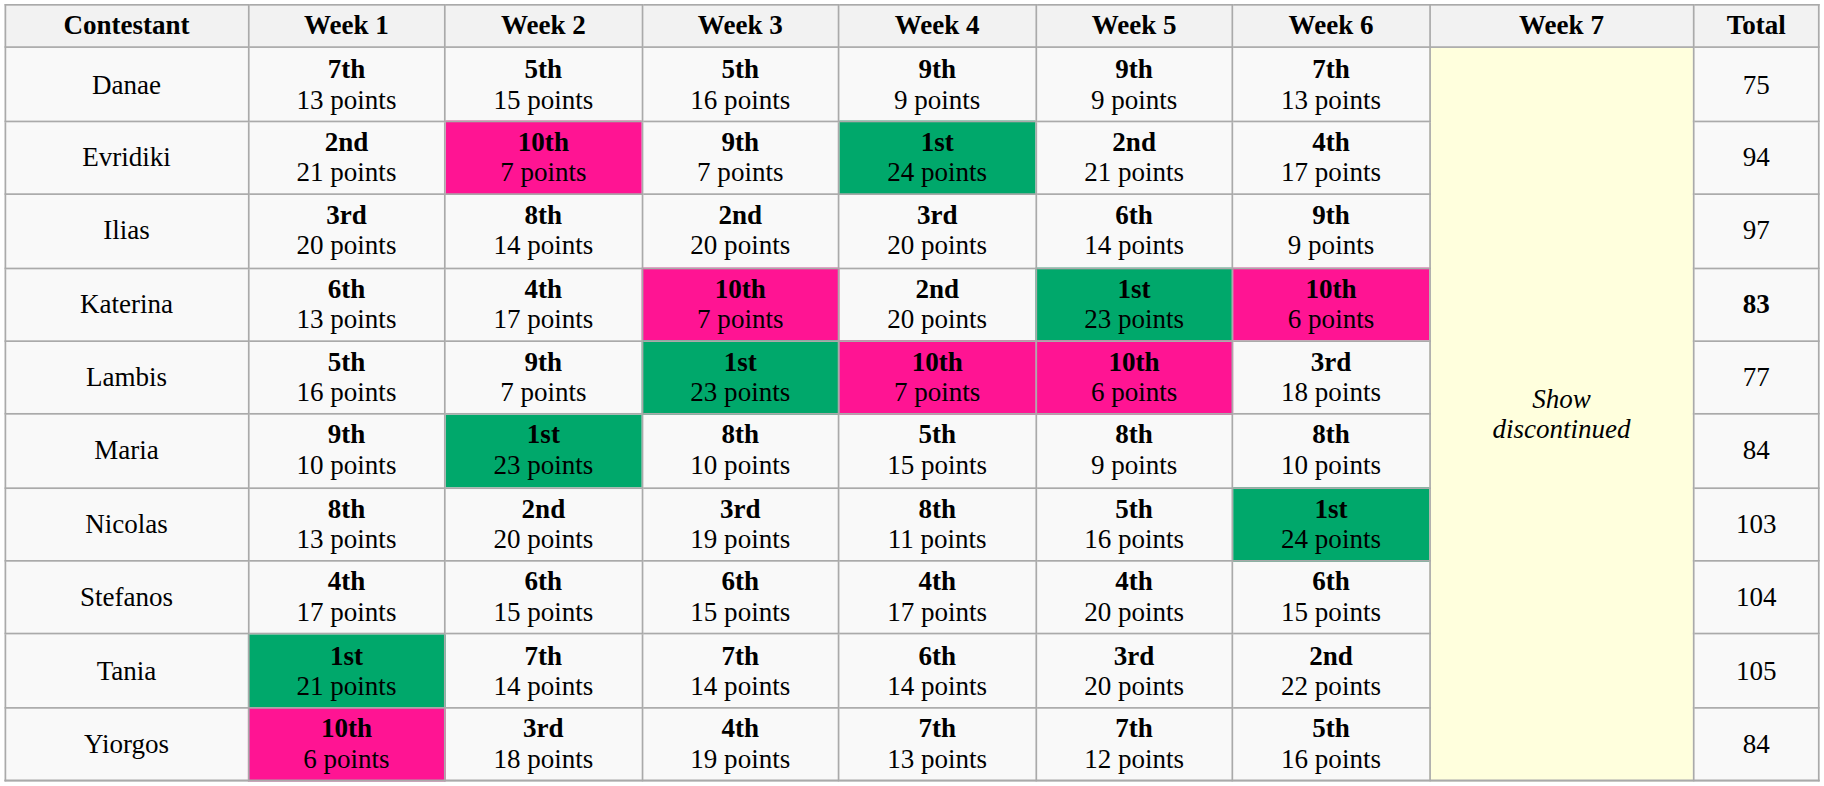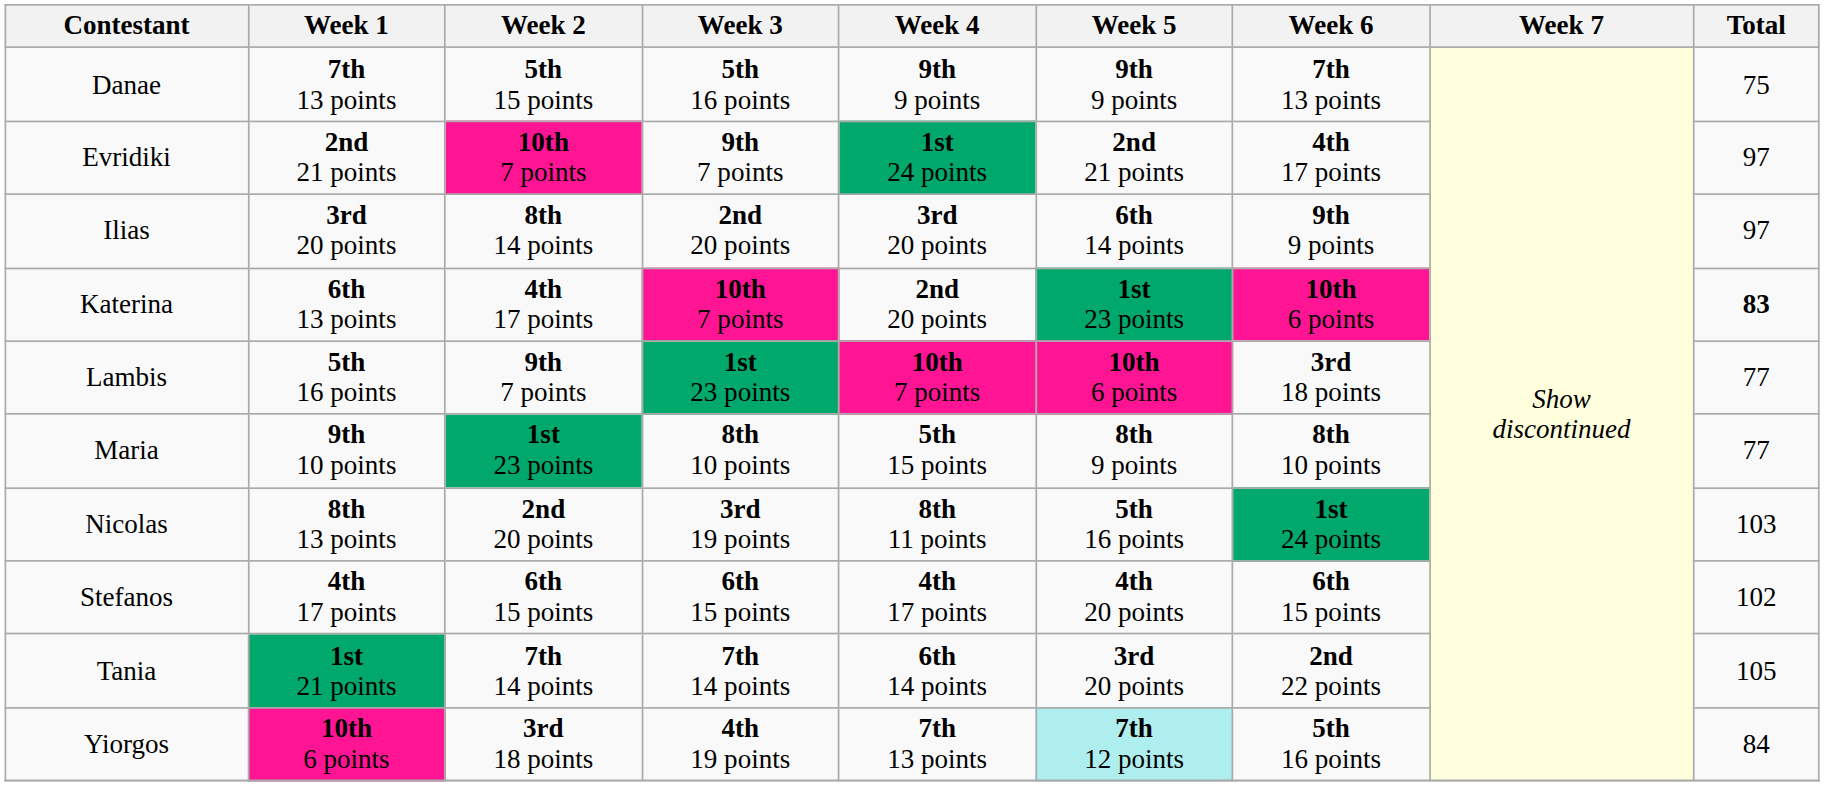(1756, 157) 94 -> (1756, 157) 97
(1756, 450) 84 -> (1756, 450) 77
(1756, 597) 104 -> (1756, 597) 102
(1134, 743) no background -> (1134, 743) paleturquoise background
